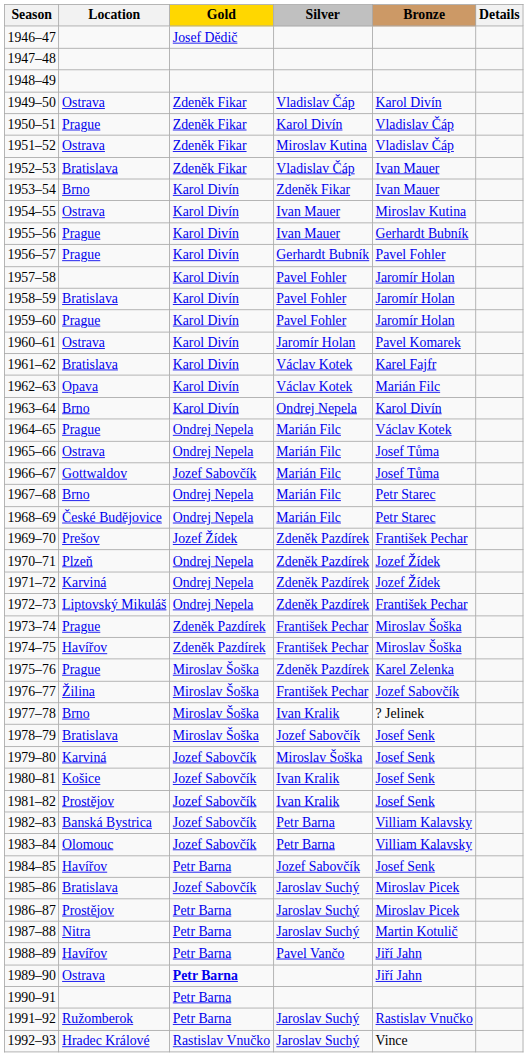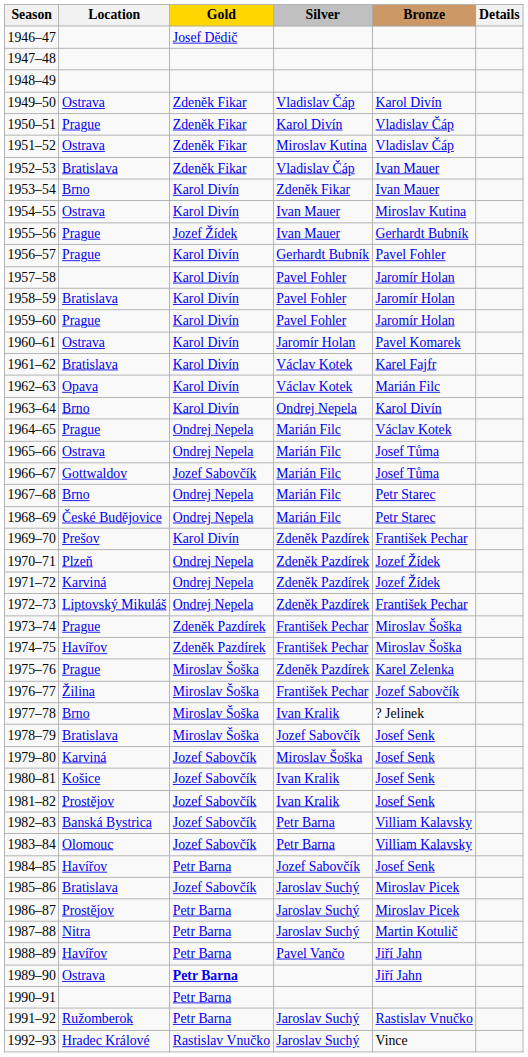(206, 233) Karol Divín -> (205, 233) Jozef Žídek
(205, 539) Jozef Žídek -> (206, 539) Karol Divín
